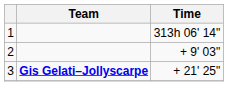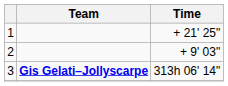(187, 33) 313h 06' 14" -> (197, 33) + 21' 25"
(197, 71) + 21' 25" -> (187, 71) 313h 06' 14"
